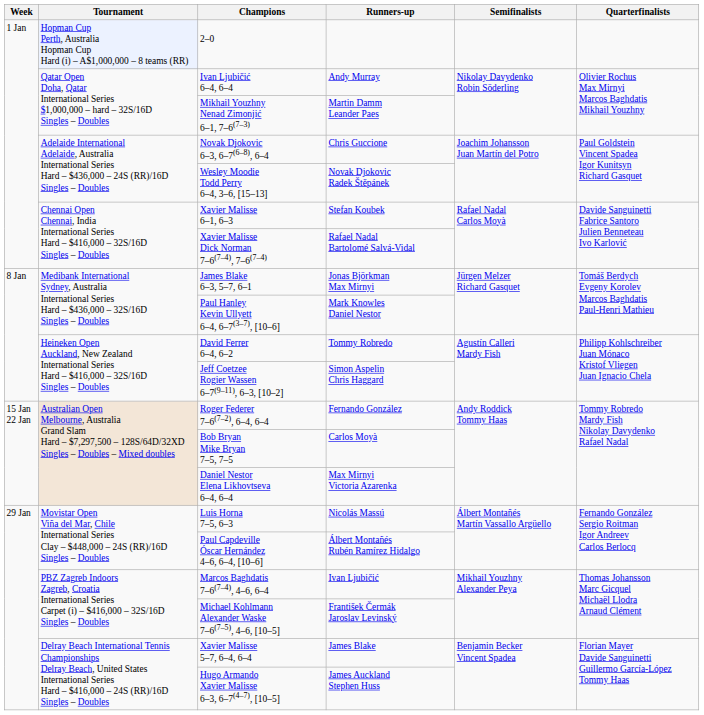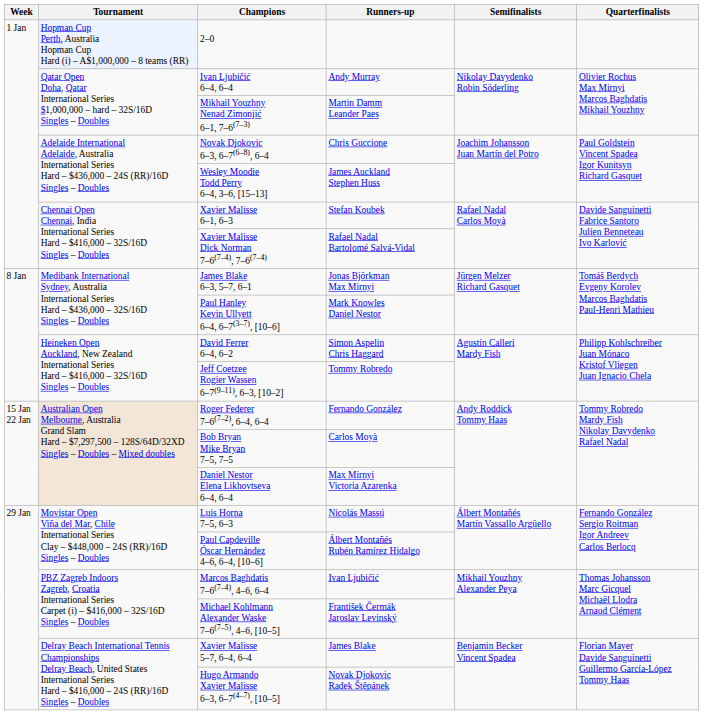(360, 177) Novak Djokovic Radek Štěpánek -> (359, 177) James Auckland Stephen Huss
(360, 342) Tommy Robredo -> (356, 348) Simon Aspelin Chris Haggard
(356, 375) Simon Aspelin Chris Haggard -> (360, 369) Tommy Robredo
(359, 680) James Auckland Stephen Huss -> (360, 680) Novak Djokovic Radek Štěpánek
